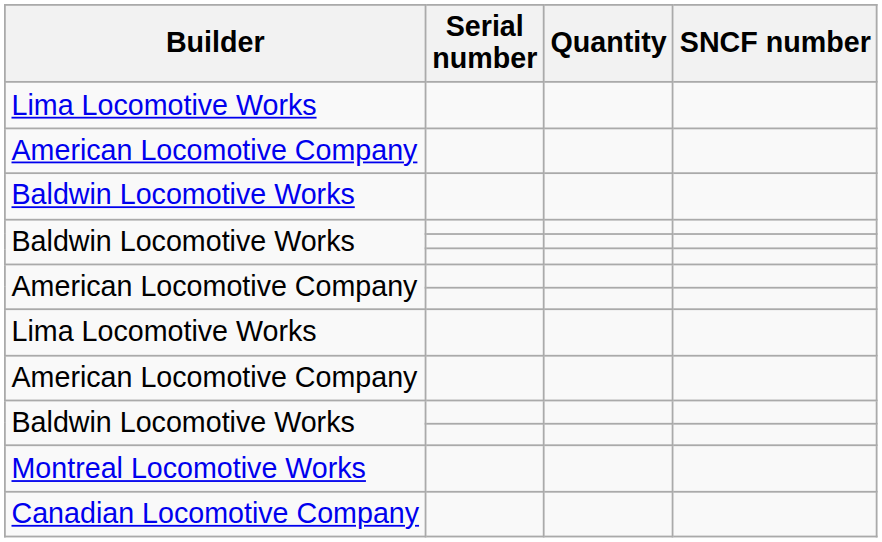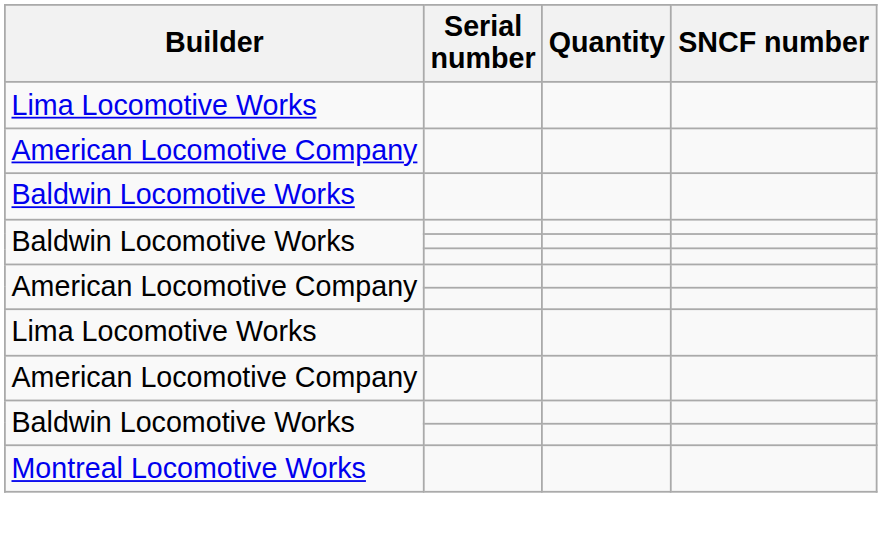- row: (215, 513)
